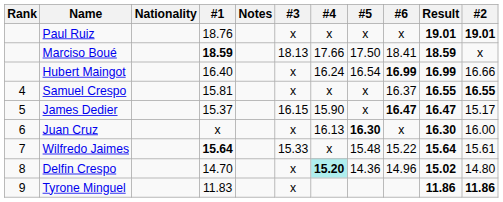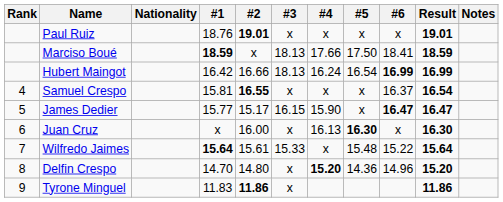columns swapped: (480, 14) <-> (255, 14)
(218, 72) 16.40 -> (218, 72) 16.42
(293, 72) x -> (290, 72) 18.13
(441, 91) 16.55 -> (437, 91) 16.54
(218, 110) 15.37 -> (218, 110) 15.77
(329, 168) paleturquoise background -> (326, 168) no background
(441, 168) 15.02 -> (437, 168) 15.20
